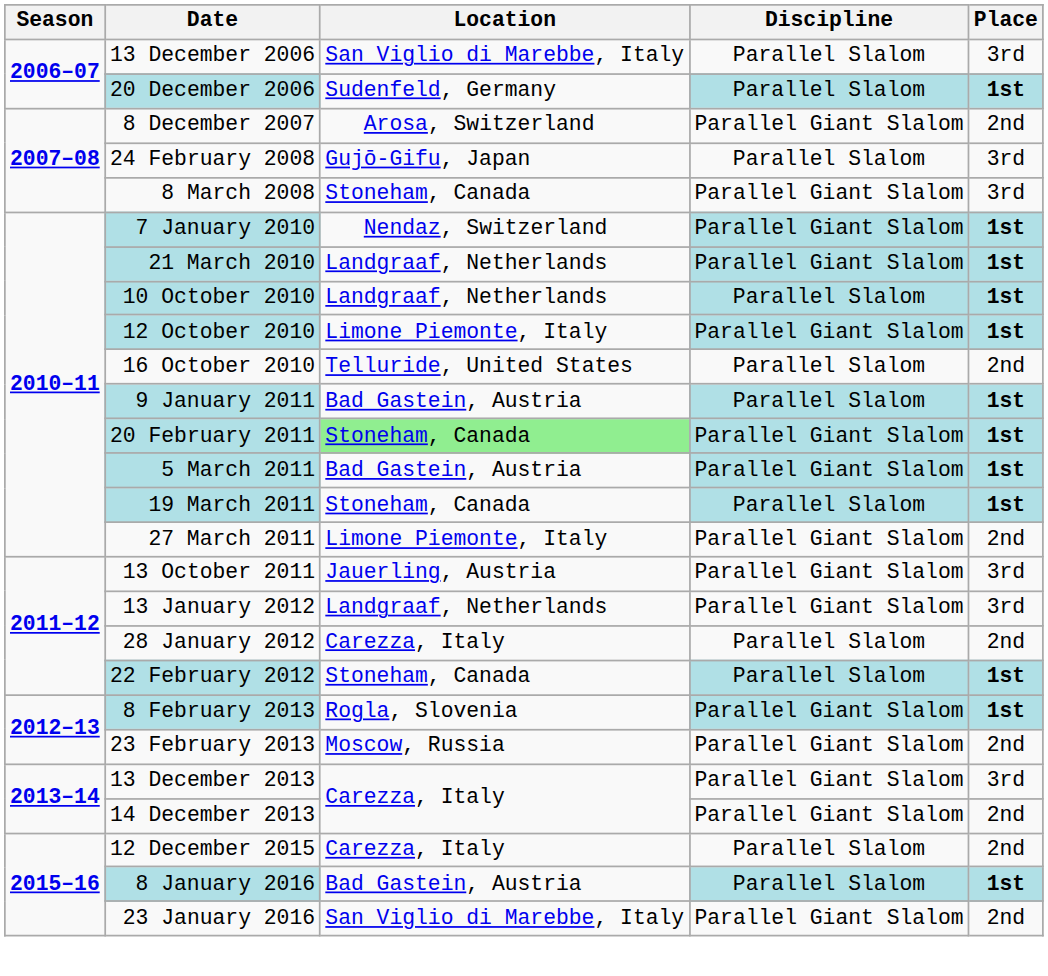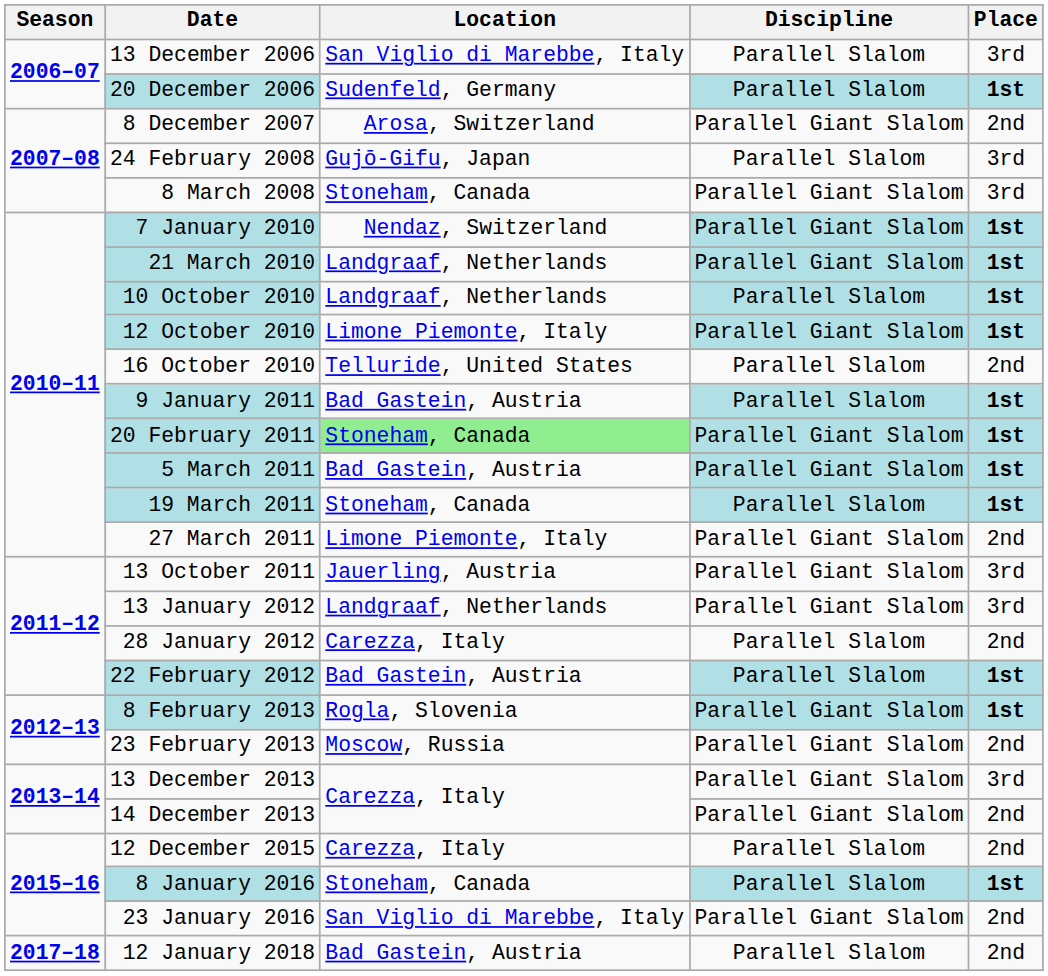(428, 678) Stoneham, Canada -> (453, 678) Bad Gastein, Austria
(453, 885) Bad Gastein, Austria -> (428, 885) Stoneham, Canada
+ row: (219, 954)
